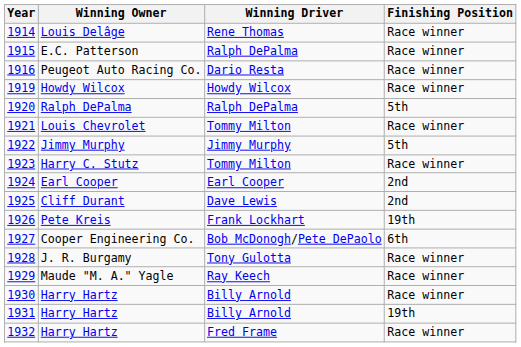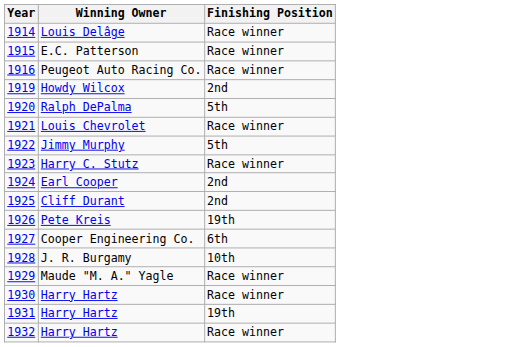- column: (294, 14)
(426, 89) Race winner -> (218, 89) 2nd
(426, 258) Race winner -> (221, 258) 10th
